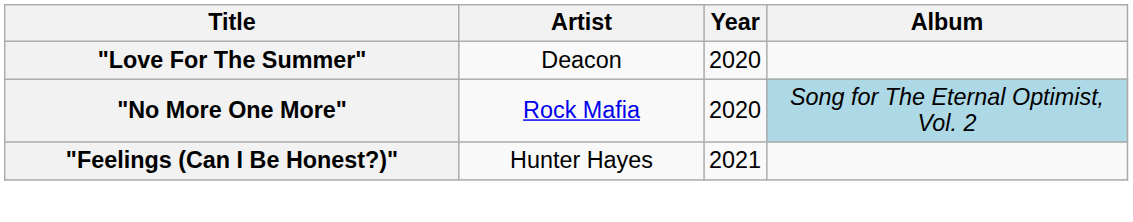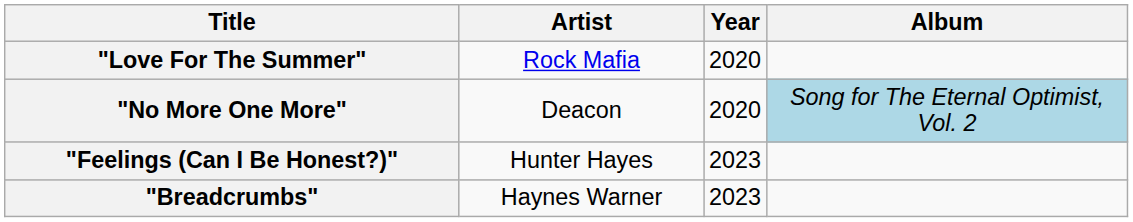(582, 60) Deacon -> (582, 60) Rock Mafia
(582, 110) Rock Mafia -> (582, 110) Deacon
(735, 160) 2021 -> (735, 160) 2023
+ row: (232, 197)
